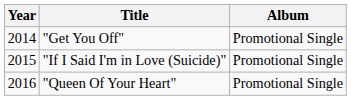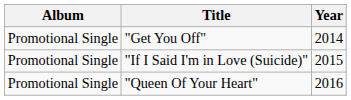columns swapped: (22, 15) <-> (288, 15)
